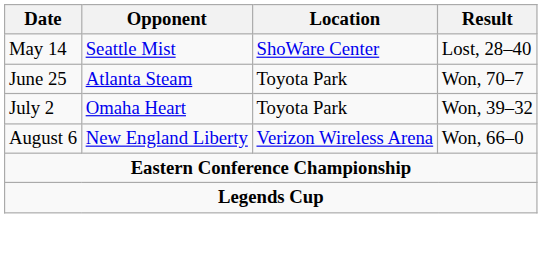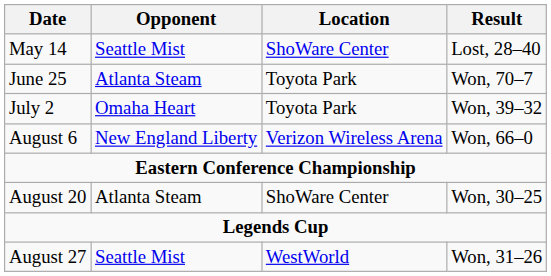+ row: (48, 197)
+ row: (48, 256)
